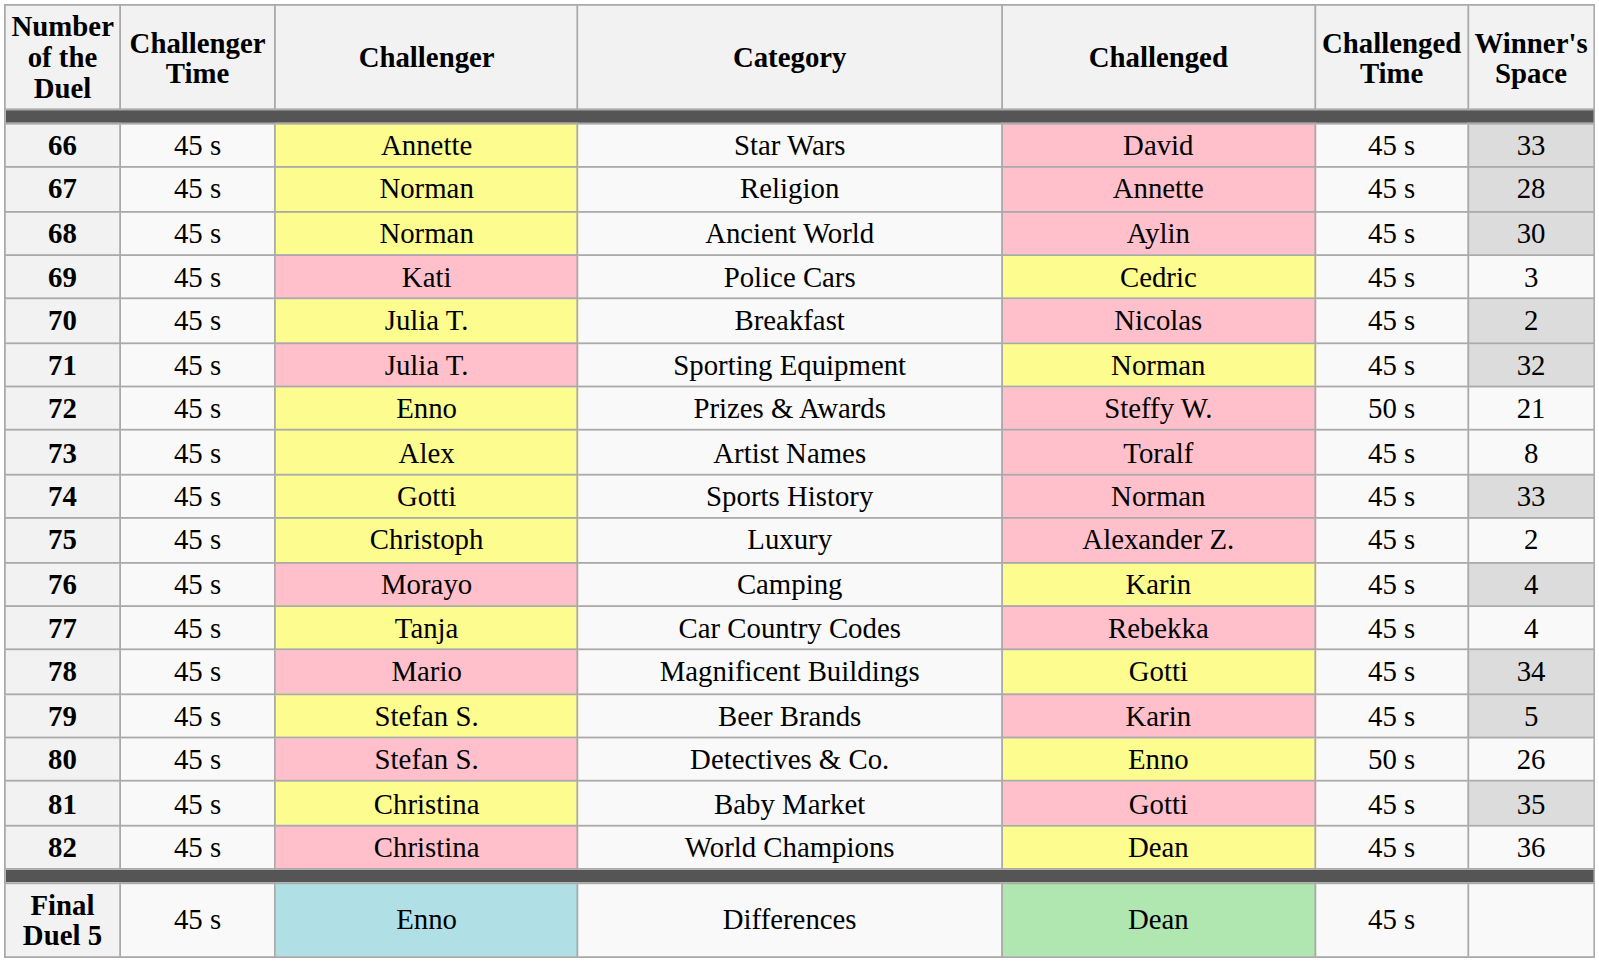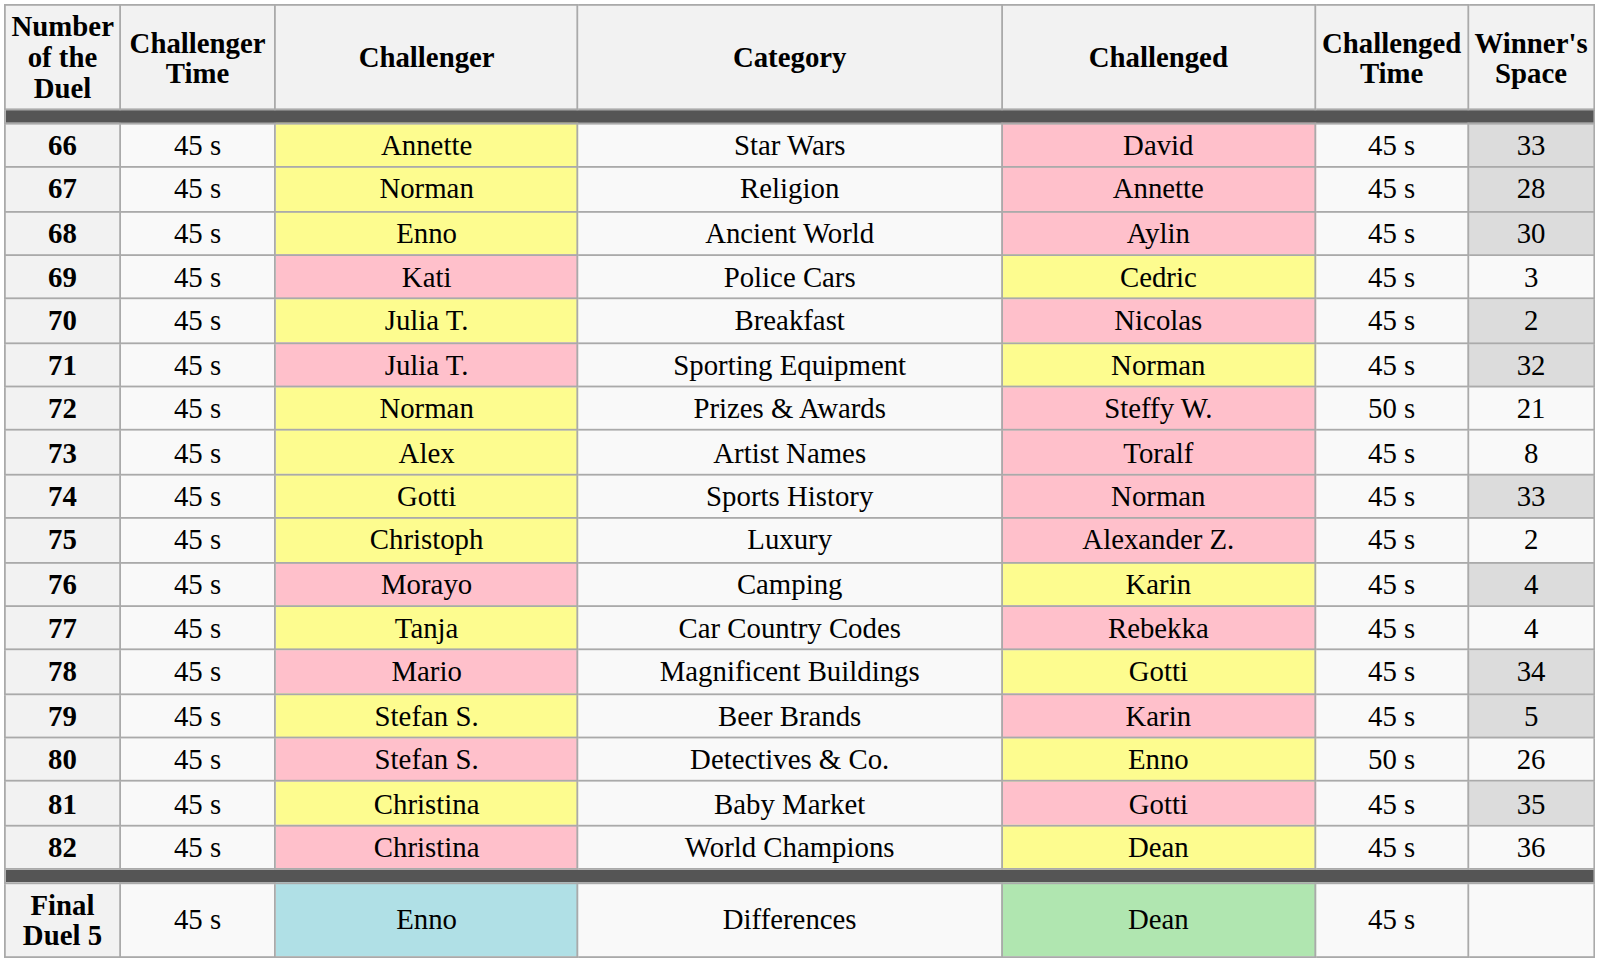(427, 233) Norman -> (427, 233) Enno
(427, 408) Enno -> (427, 408) Norman
